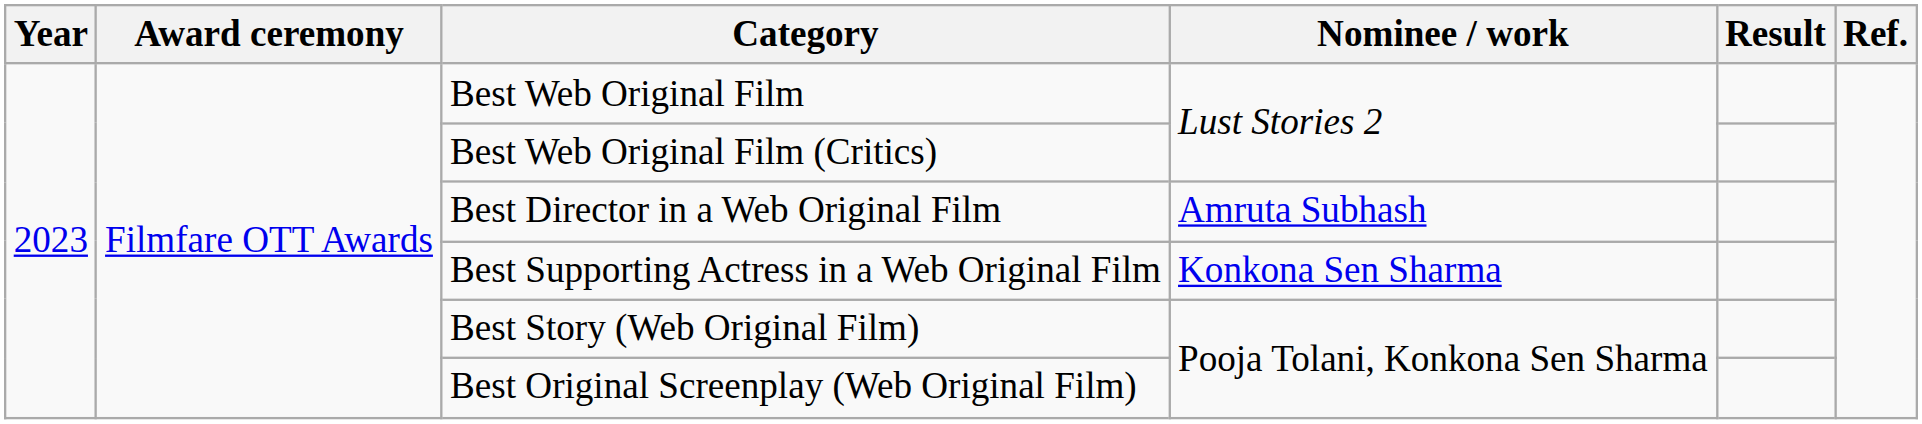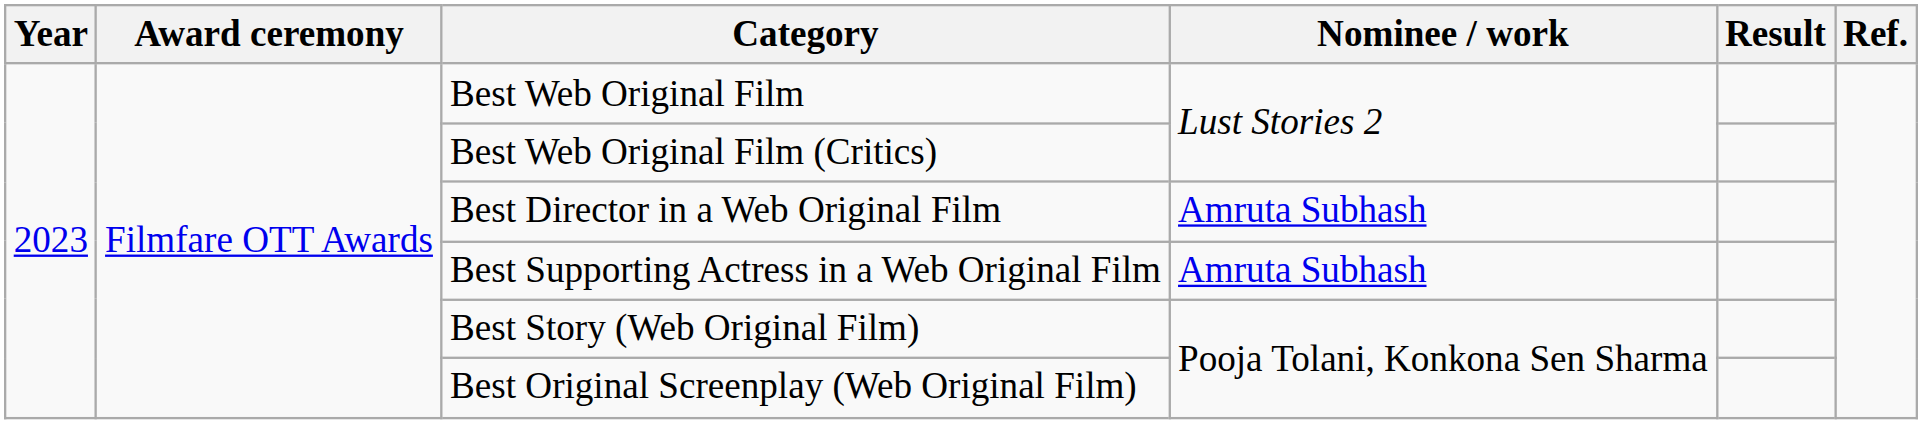(1340, 269) Konkona Sen Sharma -> (1302, 269) Amruta Subhash
